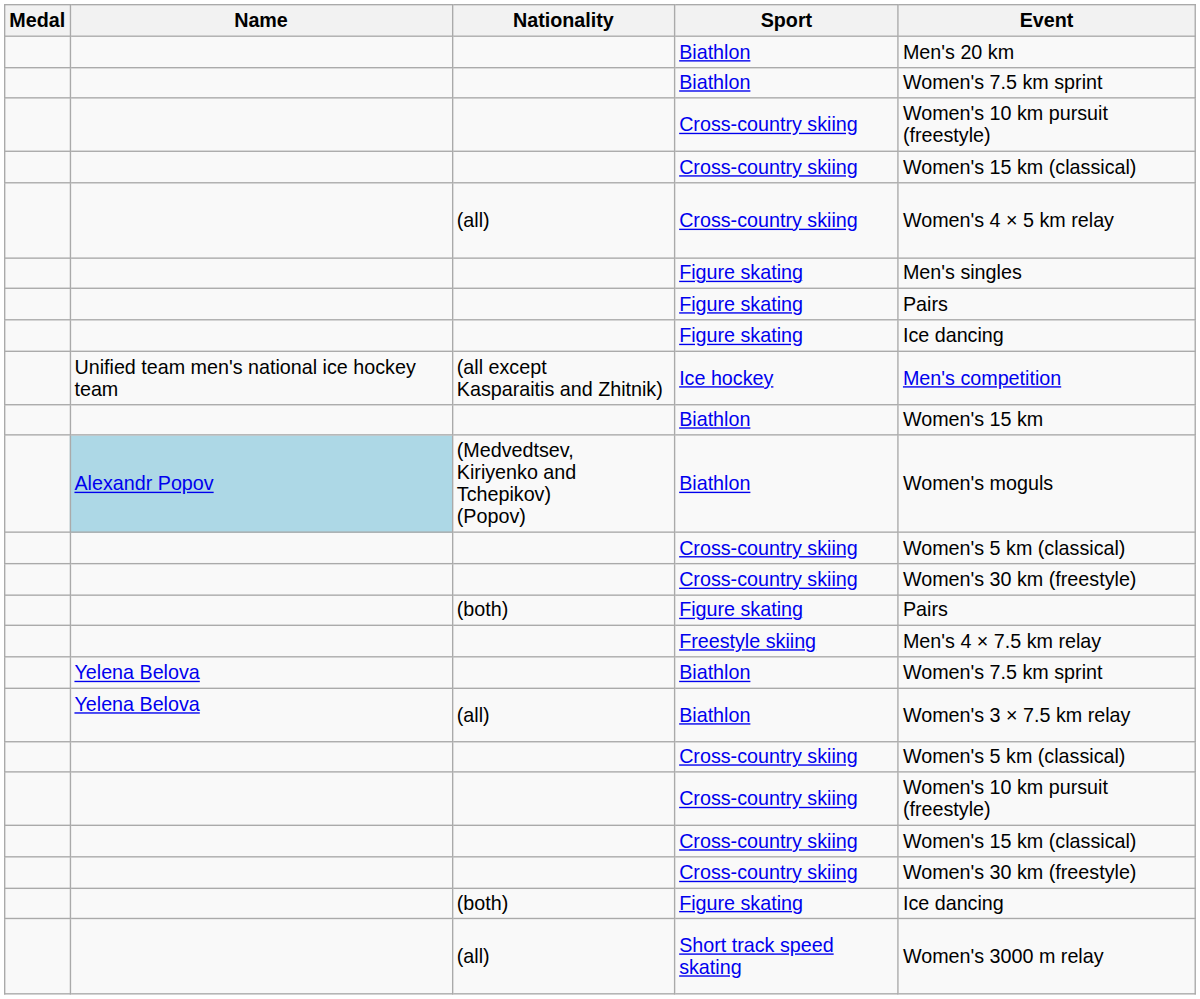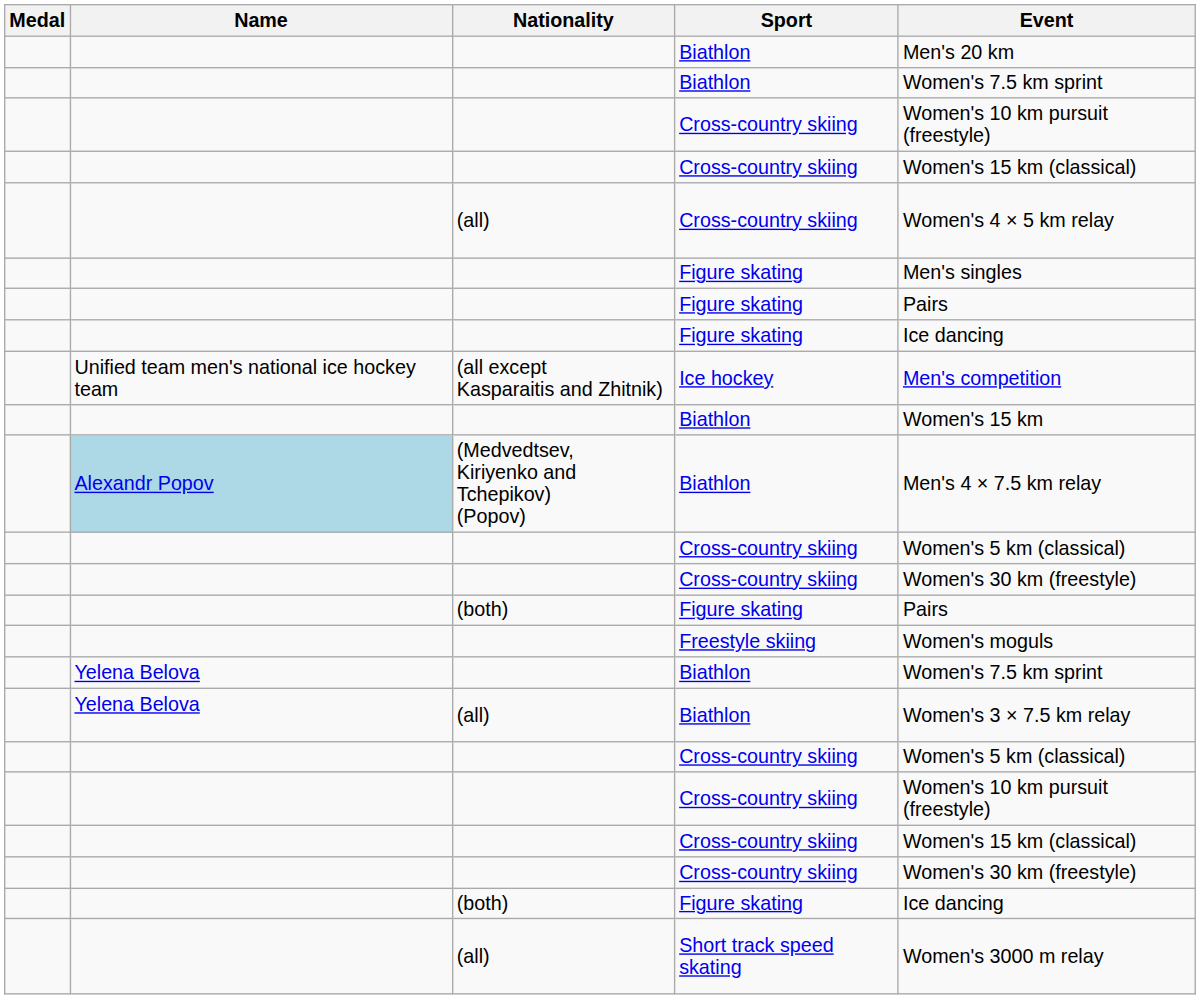(978, 484) Women's moguls -> (1002, 484) Men's 4 × 7.5 km relay
(1002, 642) Men's 4 × 7.5 km relay -> (978, 642) Women's moguls
